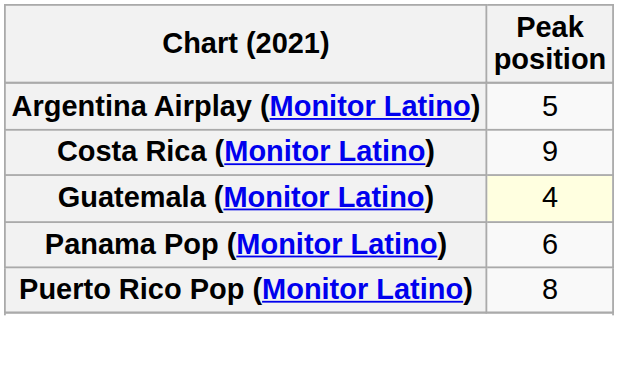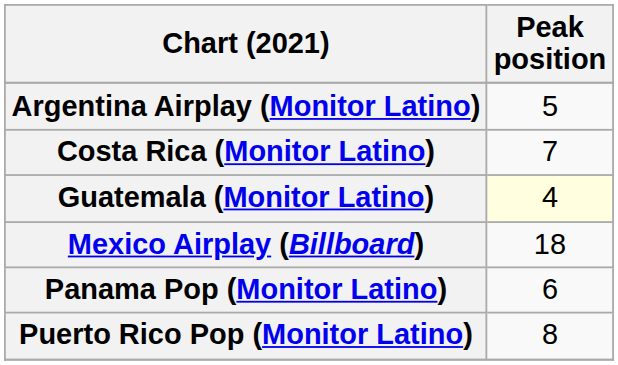(550, 151) 9 -> (550, 151) 7
+ row: (246, 243)
